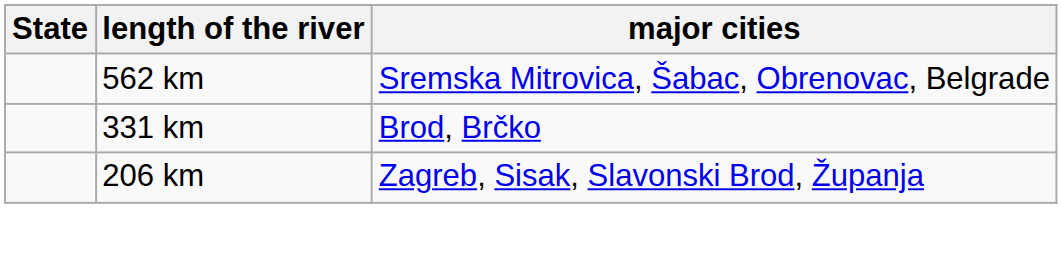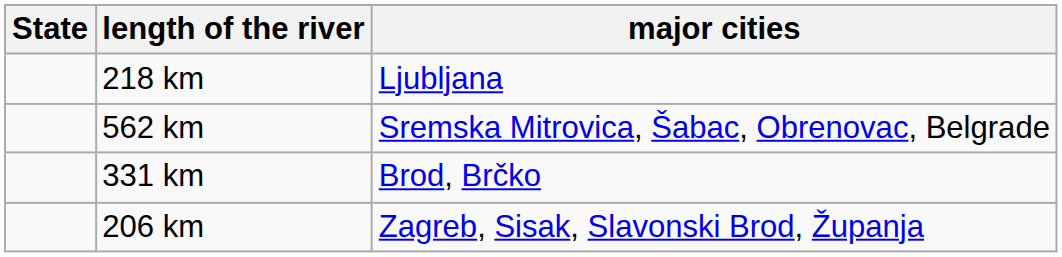+ row: (153, 78)
